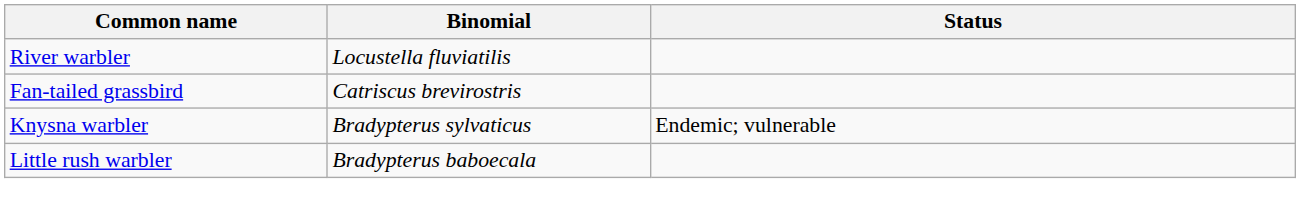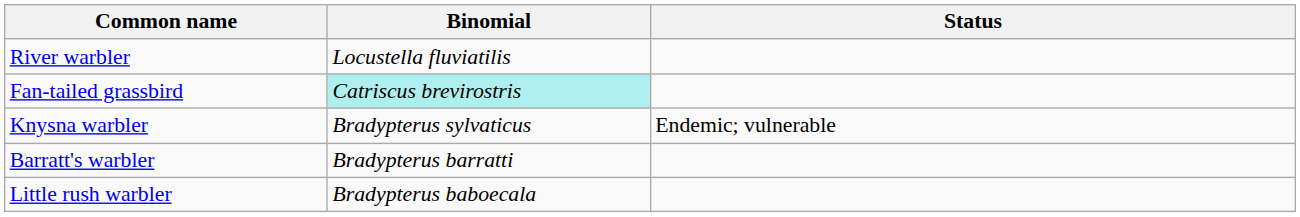(427, 90) no background -> (427, 90) paleturquoise background
+ row: (82, 159)
